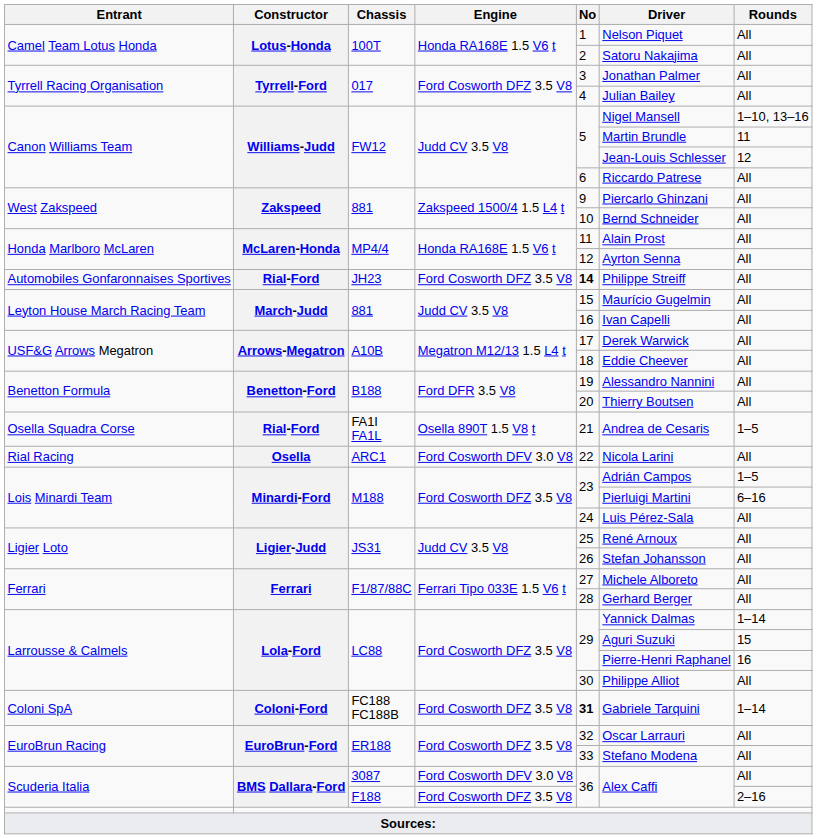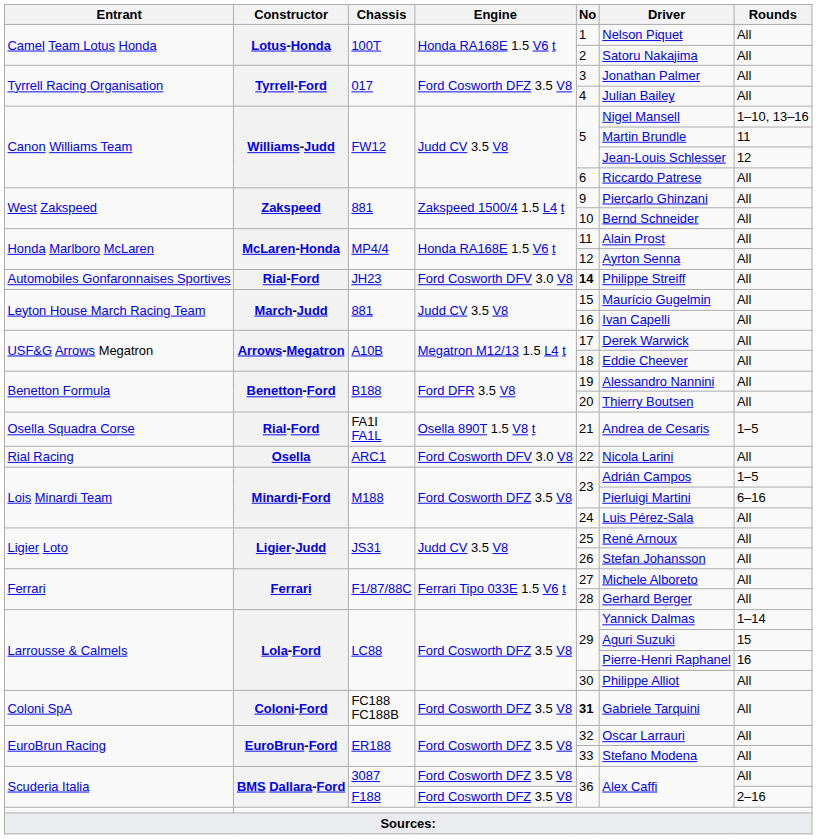(495, 279) Ford Cosworth DFZ 3.5 V8 -> (495, 279) Ford Cosworth DFV 3.0 V8
(751, 708) 1–14 -> (744, 708) All
(495, 776) Ford Cosworth DFV 3.0 V8 -> (495, 776) Ford Cosworth DFZ 3.5 V8
